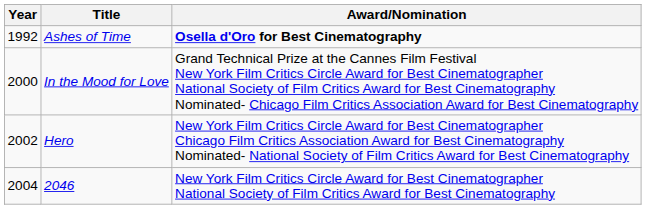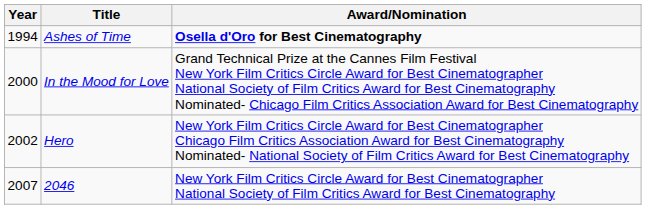(23, 36) 1992 -> (23, 36) 1994
(23, 185) 2004 -> (23, 185) 2007
